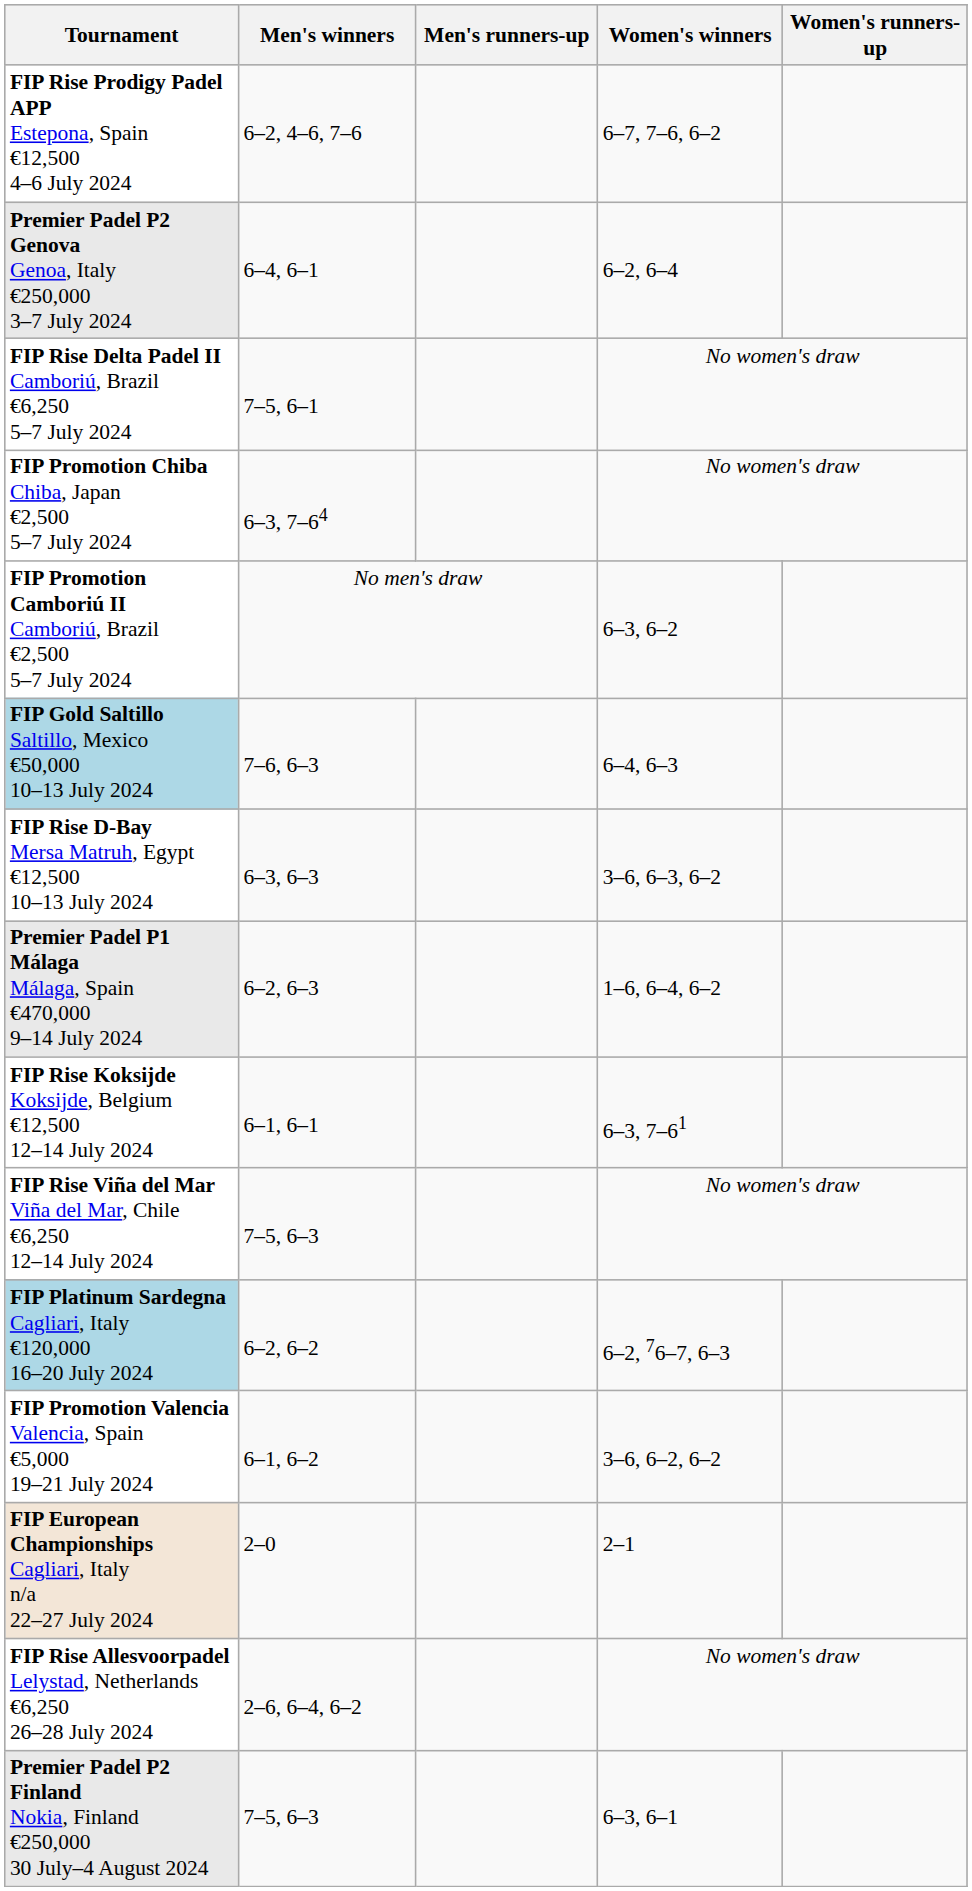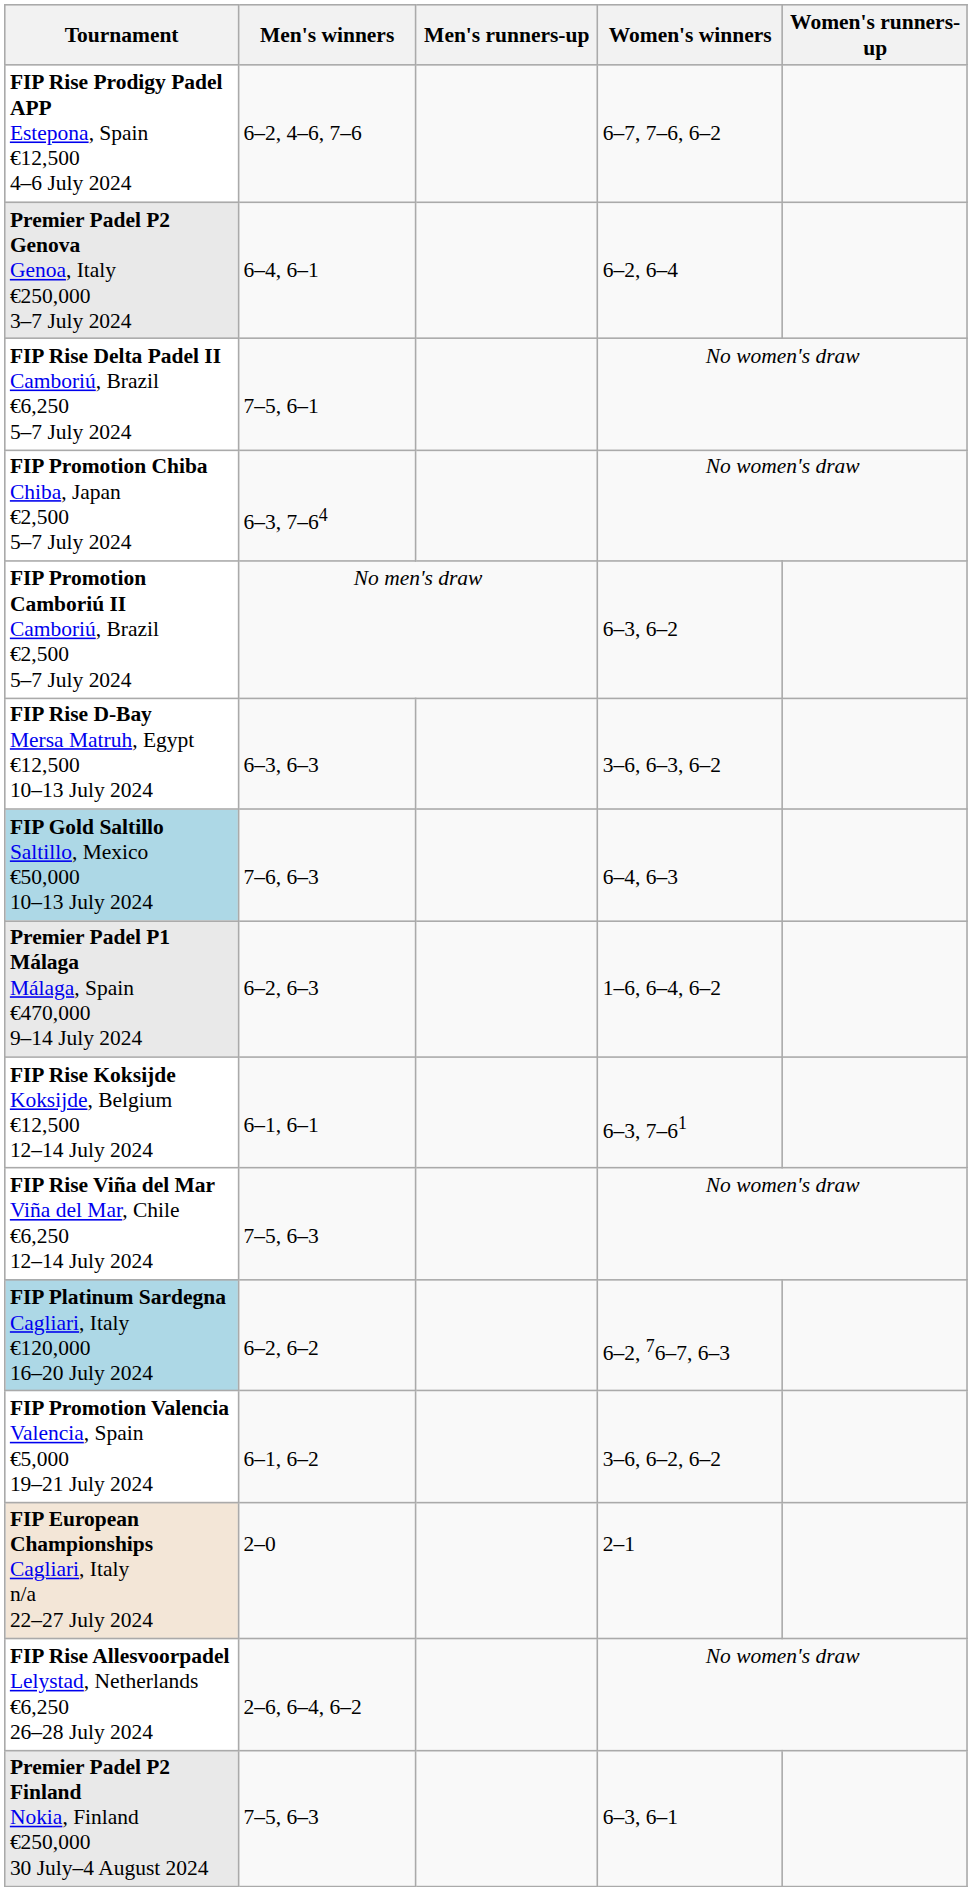rows swapped: (87, 752) <-> (102, 864)
